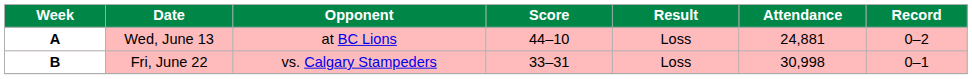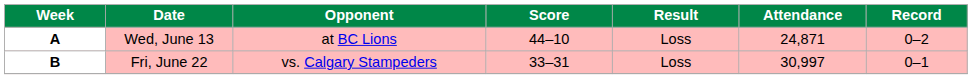(803, 39) 24,881 -> (803, 39) 24,871
(803, 62) 30,998 -> (803, 62) 30,997
